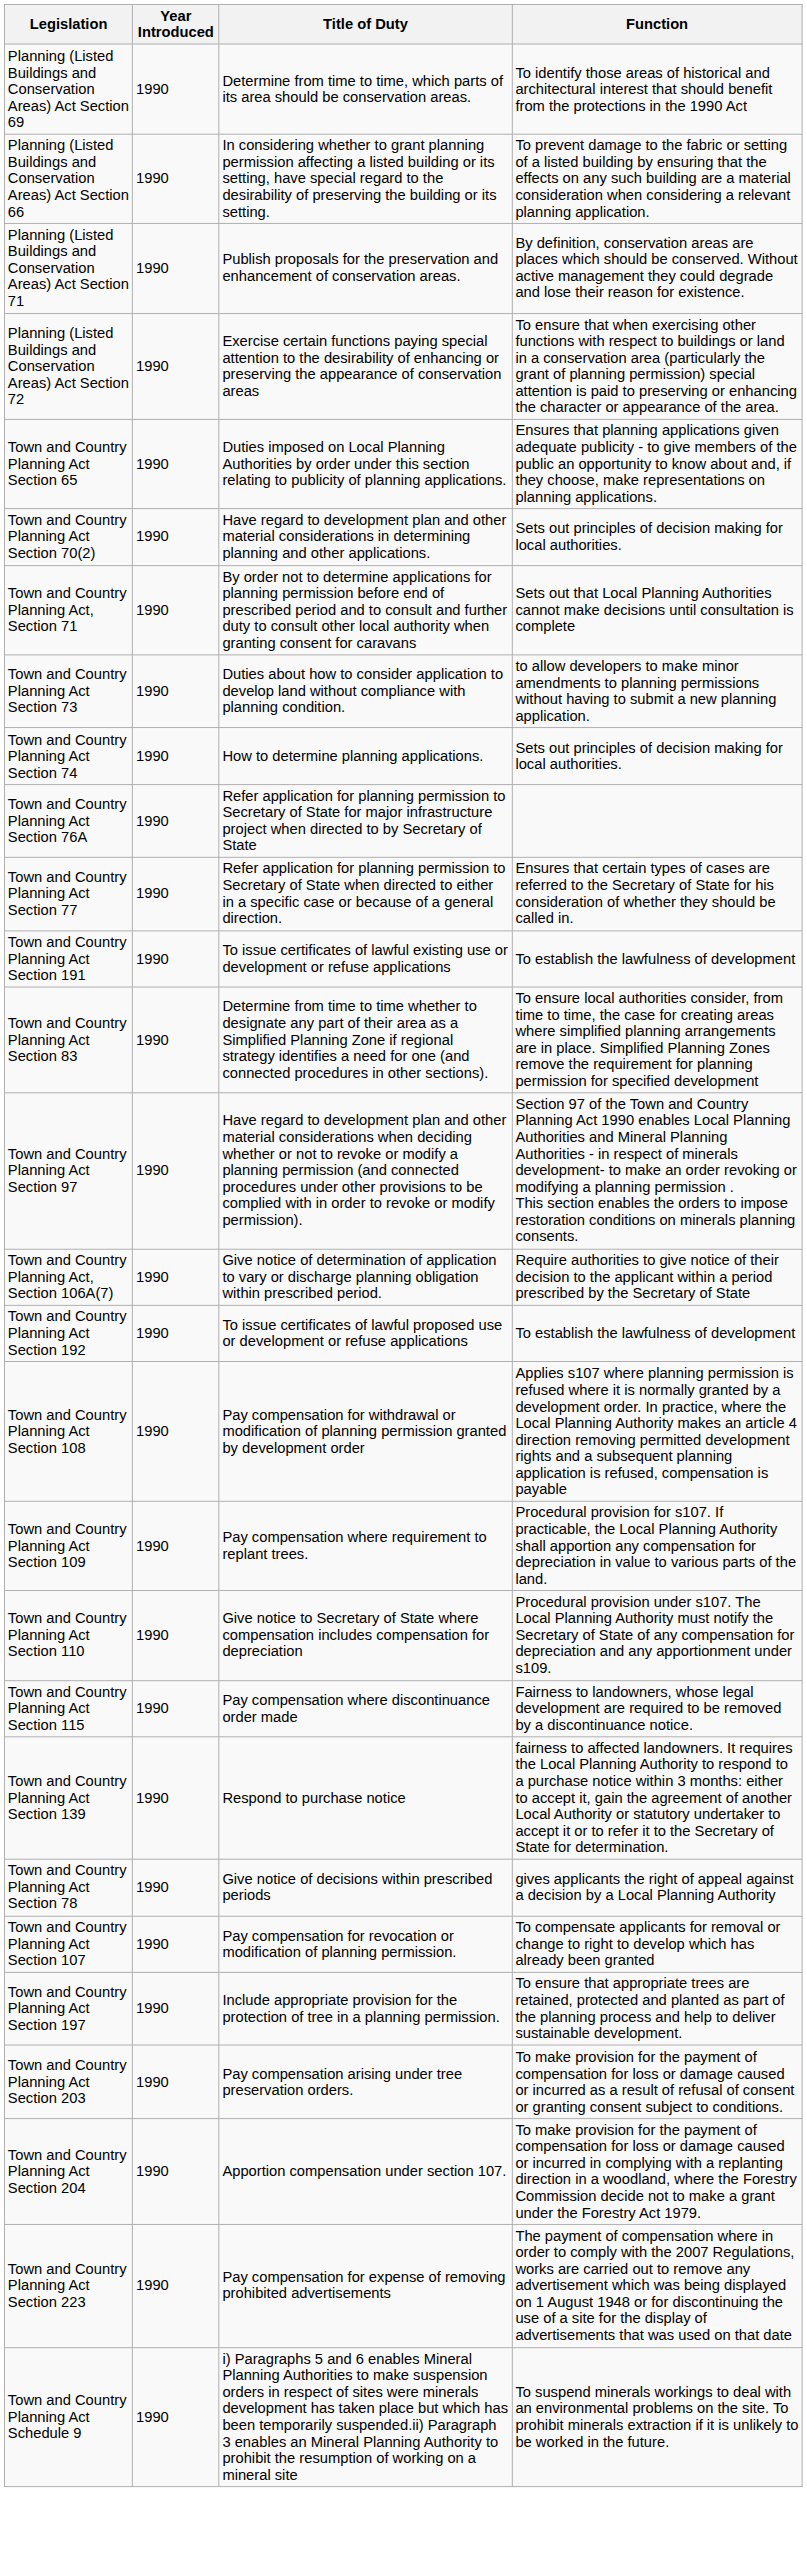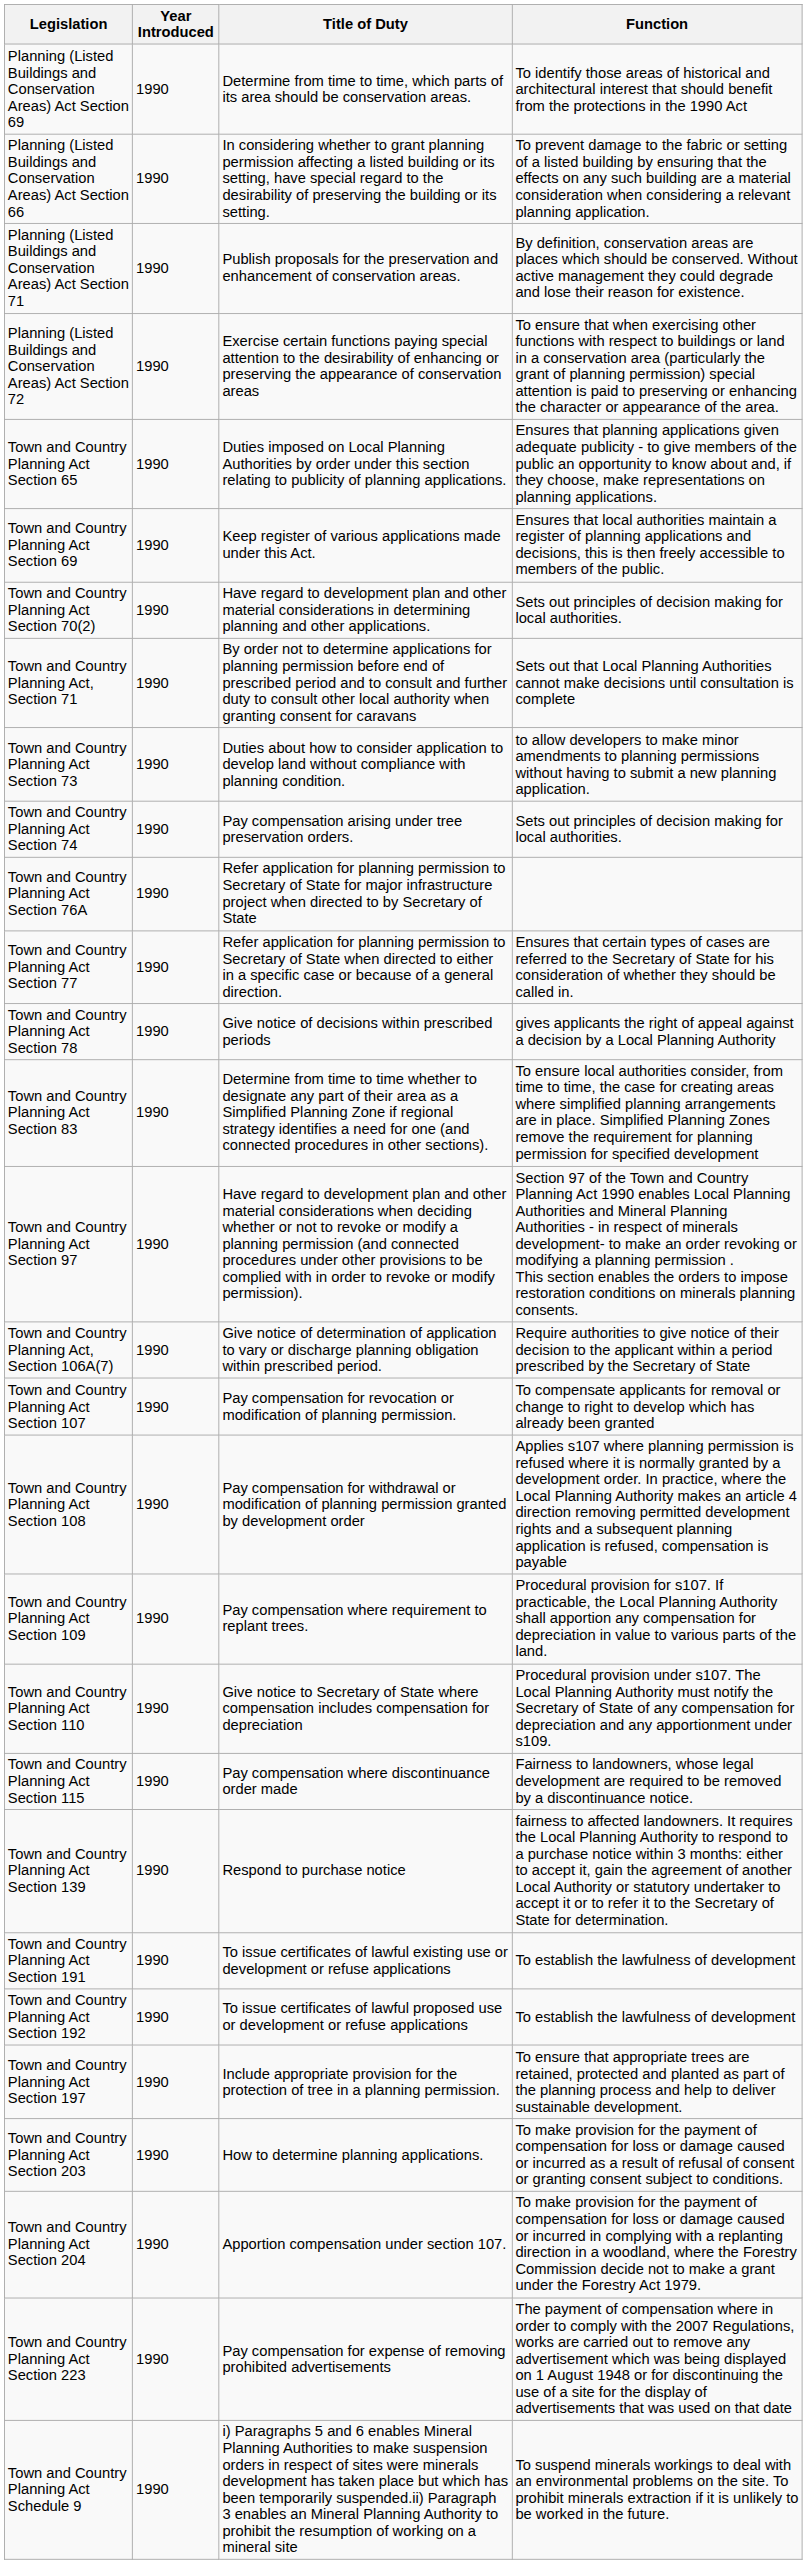+ row: (67, 545)
(353, 756) How to determine planning applications. -> (342, 829) Pay compensation arising under tree preservation orders.
rows swapped: (67, 1887) <-> (67, 958)
rows swapped: (67, 1944) <-> (67, 1333)
(342, 2081) Pay compensation arising under tree preservation orders. -> (353, 2154) How to determine planning applications.
